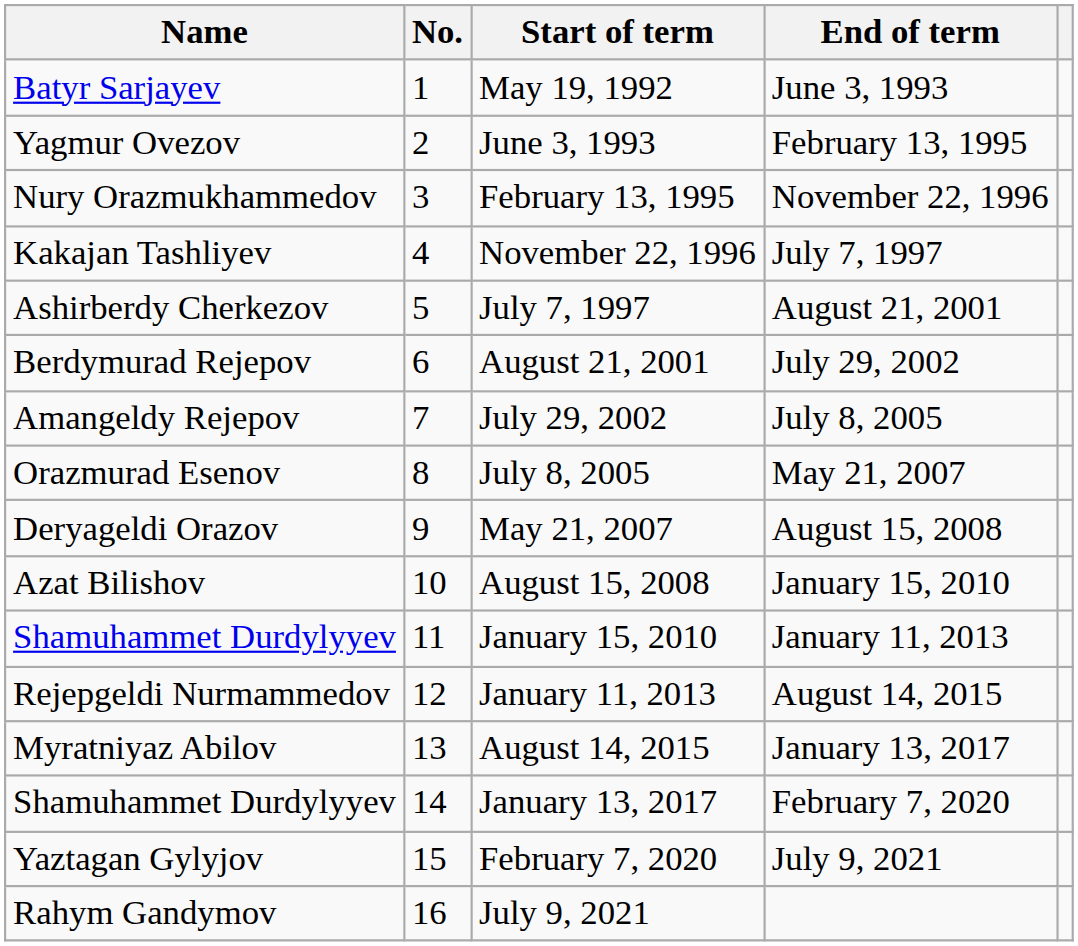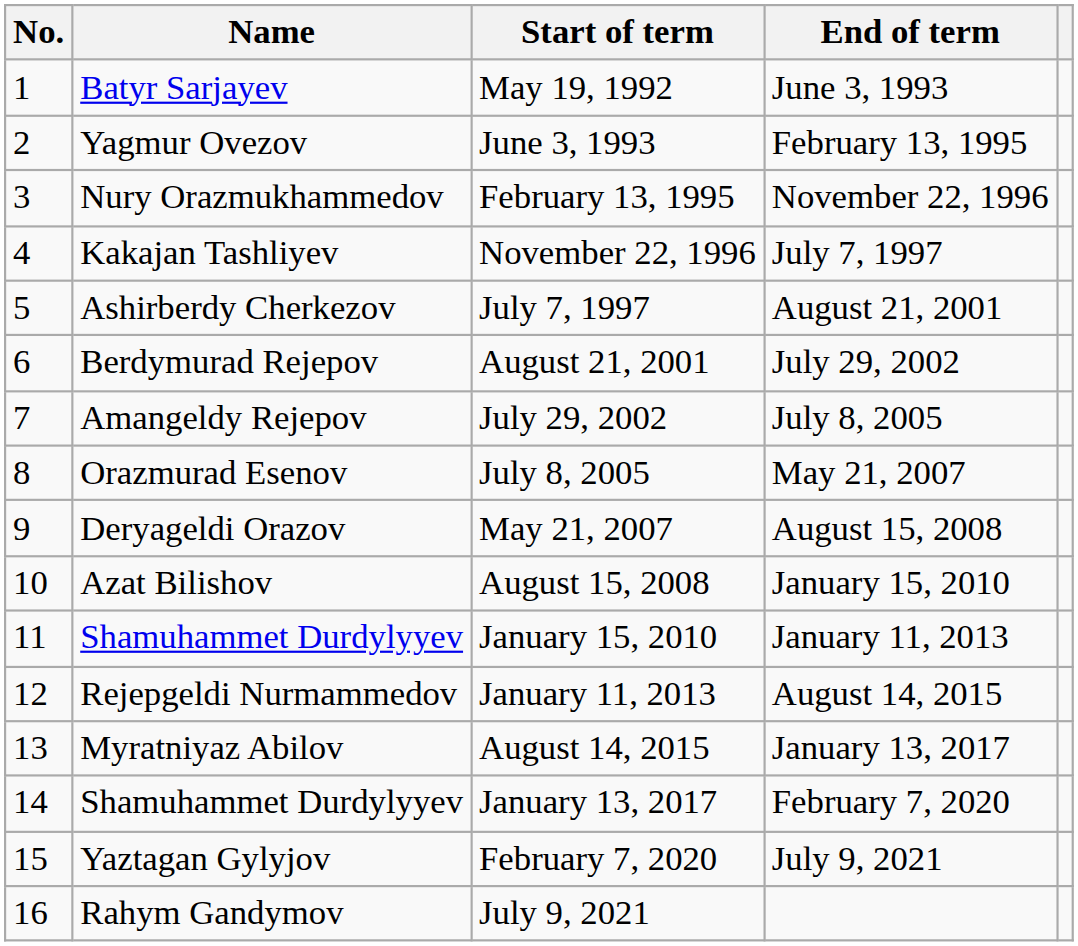columns swapped: (437, 32) <-> (205, 32)
